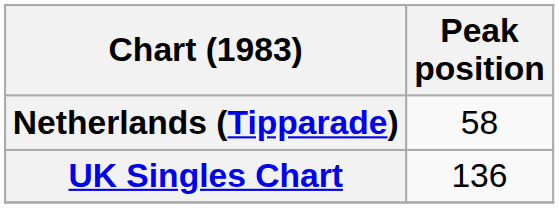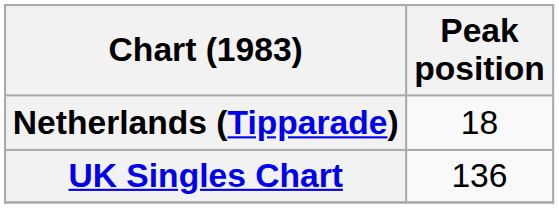(479, 122) 58 -> (479, 122) 18
